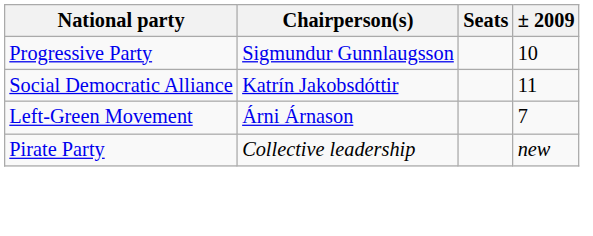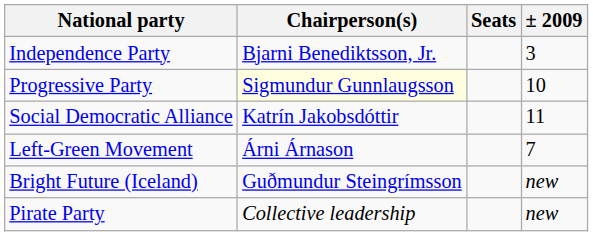+ row: (90, 52)
(348, 52) no background -> (348, 85) lightyellow background
+ row: (104, 181)
